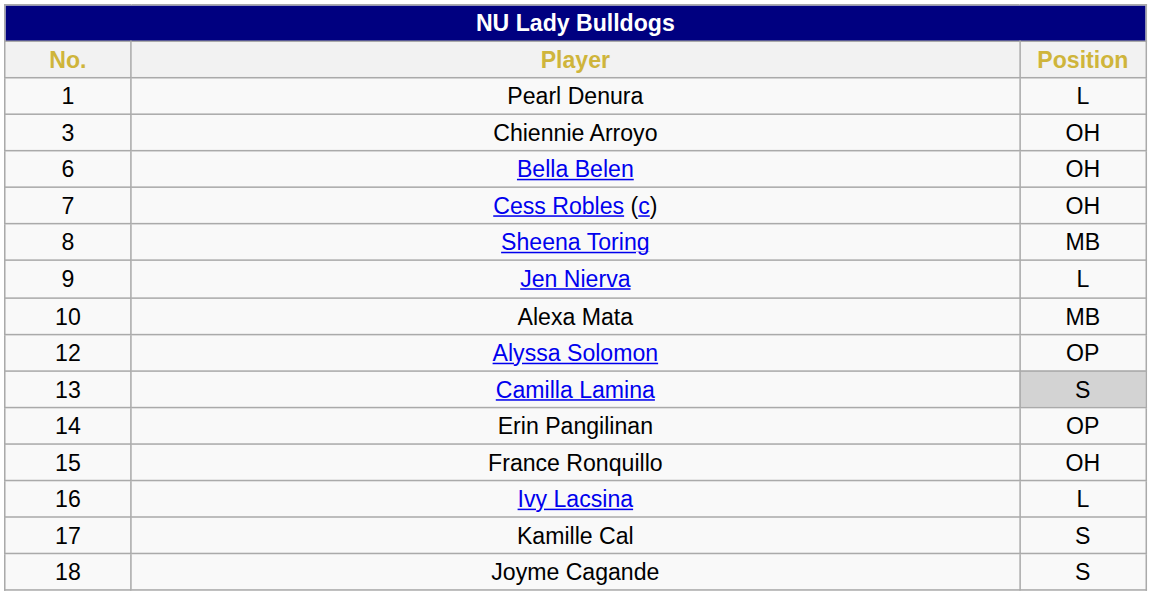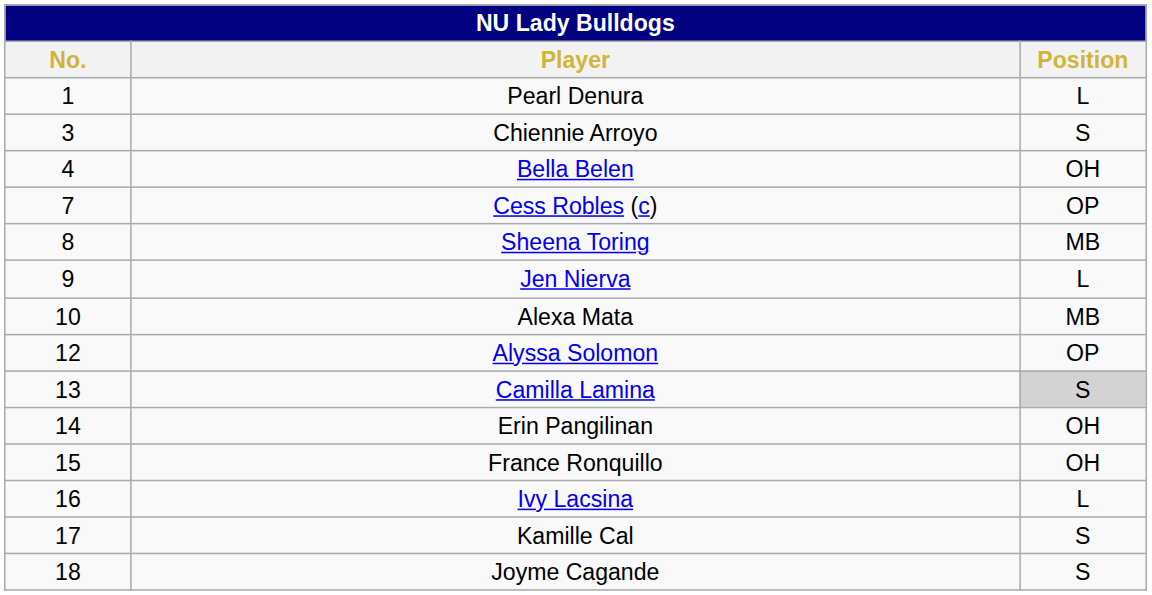(1083, 133) OH -> (1083, 133) S
(68, 170) 6 -> (68, 170) 4
(1083, 206) OH -> (1083, 206) OP
(1083, 426) OP -> (1083, 426) OH
